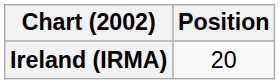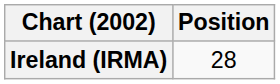(224, 59) 20 -> (224, 59) 28
